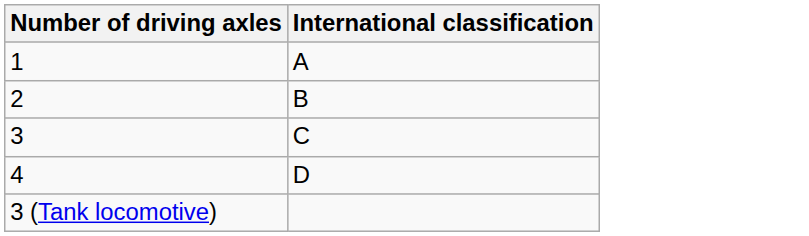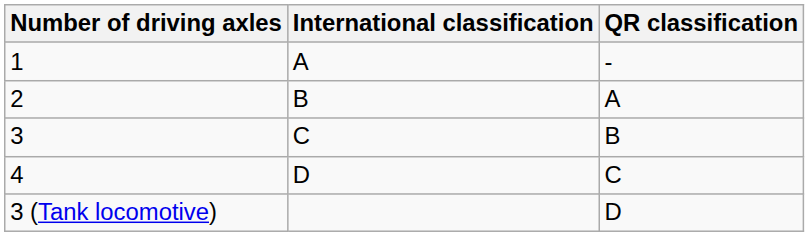+ column: (701, 23)
